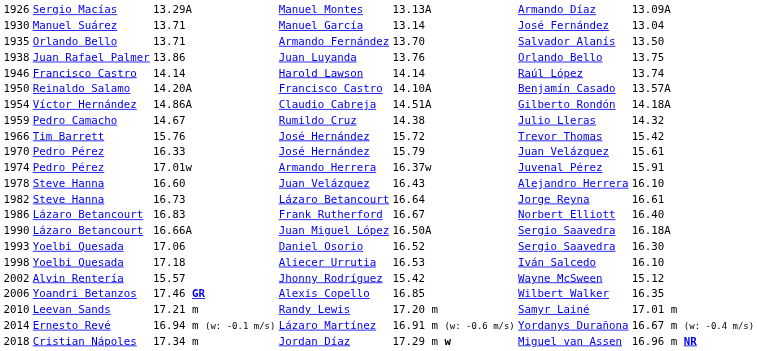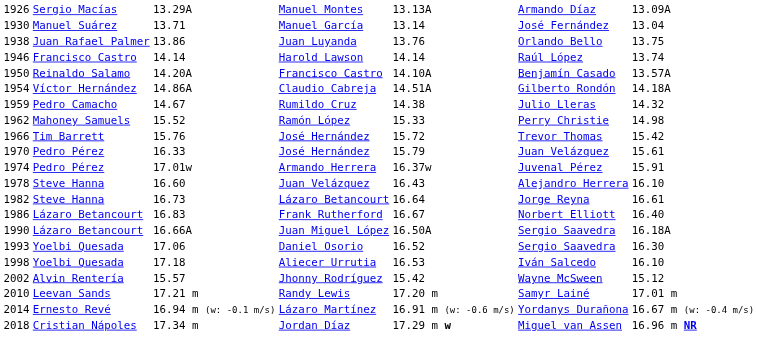- row: (16, 41)
+ row: (16, 120)
- row: (16, 294)
